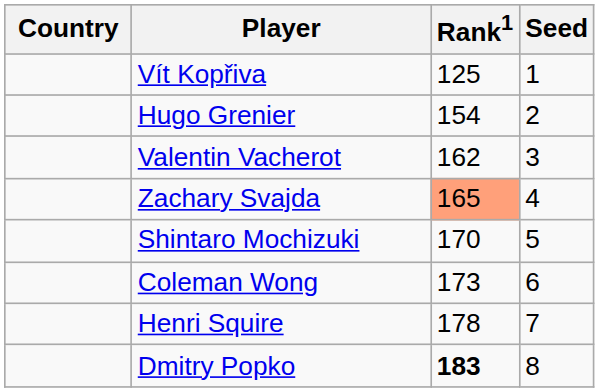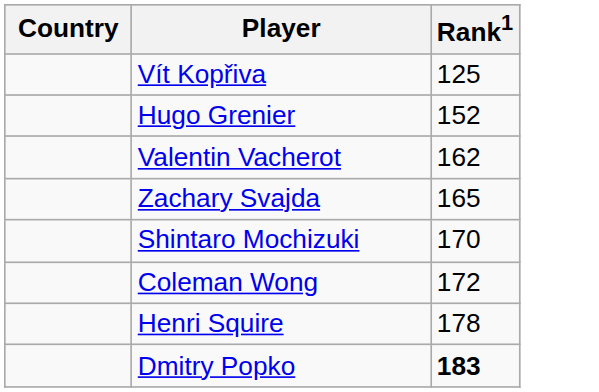- column: (557, 28)
(459, 115) 154 -> (459, 115) 152
(459, 198) lightsalmon background -> (459, 198) no background
(459, 282) 173 -> (459, 282) 172
